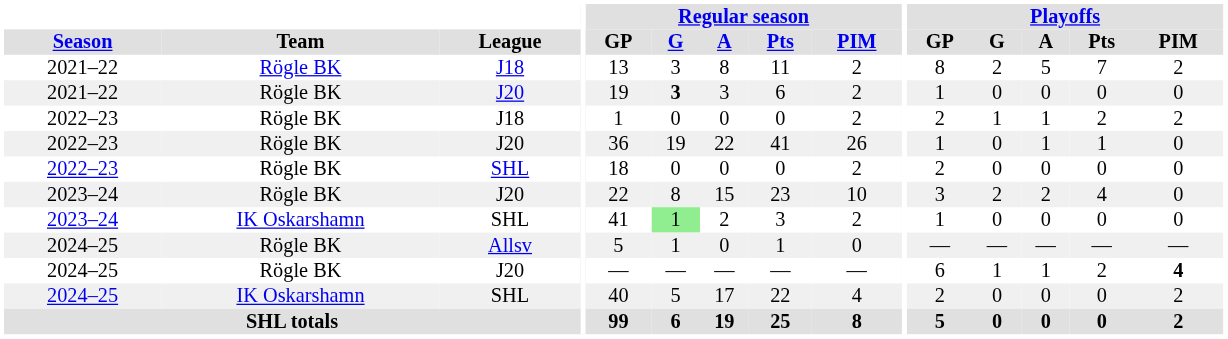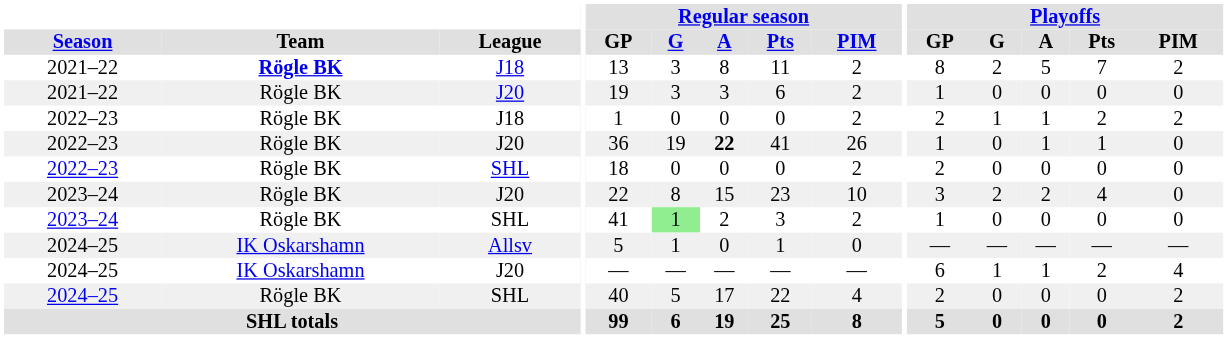(300, 67) normal -> (301, 67) bold
(676, 92) bold -> (676, 92) normal
(724, 143) normal -> (724, 143) bold
(301, 219) IK Oskarshamn -> (300, 219) Rögle BK
(300, 245) Rögle BK -> (301, 245) IK Oskarshamn
(300, 270) Rögle BK -> (301, 270) IK Oskarshamn
(1178, 270) bold -> (1178, 270) normal
(301, 295) IK Oskarshamn -> (300, 295) Rögle BK
